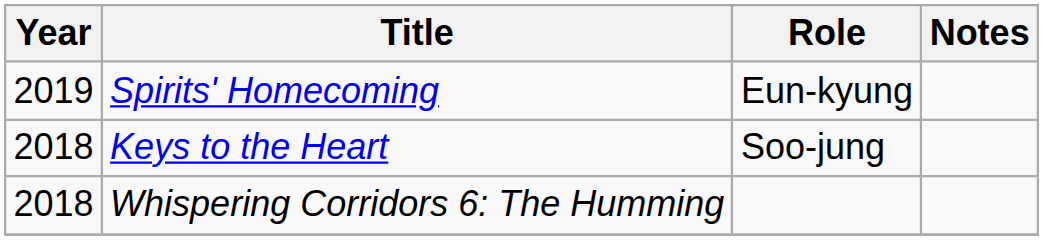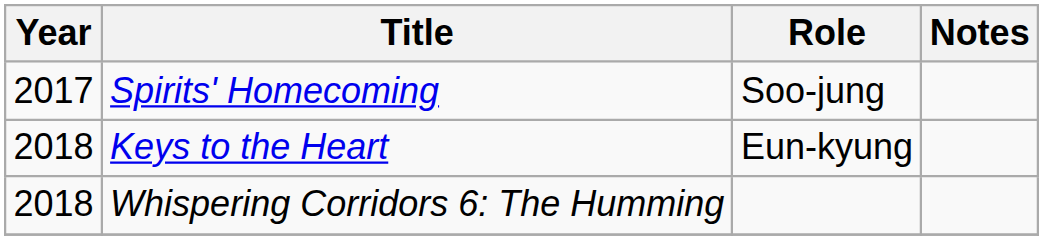(53, 90) 2019 -> (53, 90) 2017
(827, 90) Eun-kyung -> (813, 90) Soo-jung
(813, 147) Soo-jung -> (827, 147) Eun-kyung
